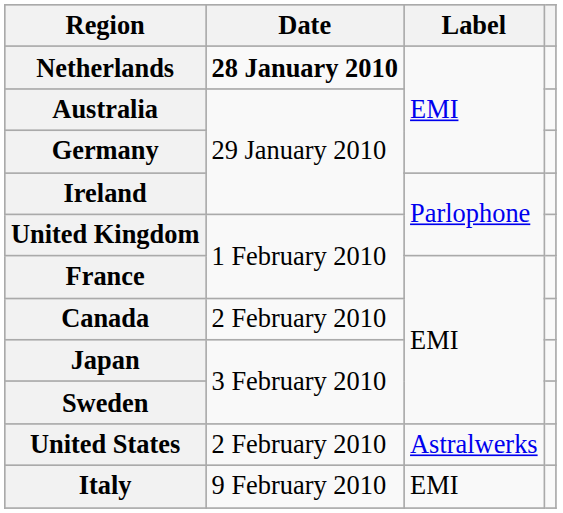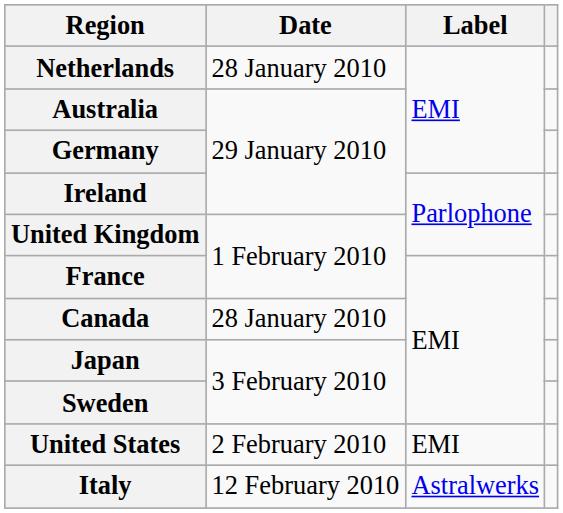(305, 67) bold -> (299, 67) normal
(299, 318) 2 February 2010 -> (299, 318) 28 January 2010
(474, 444) Astralwerks -> (436, 444) EMI
(299, 485) 9 February 2010 -> (305, 485) 12 February 2010
(434, 485) EMI -> (475, 485) Astralwerks
